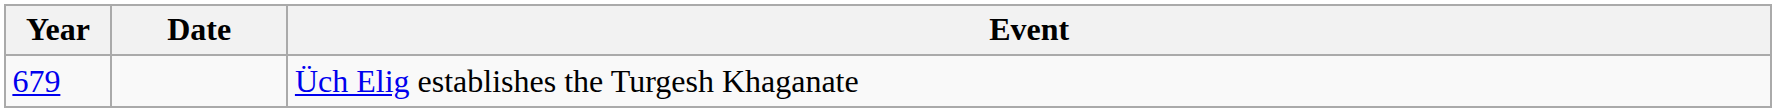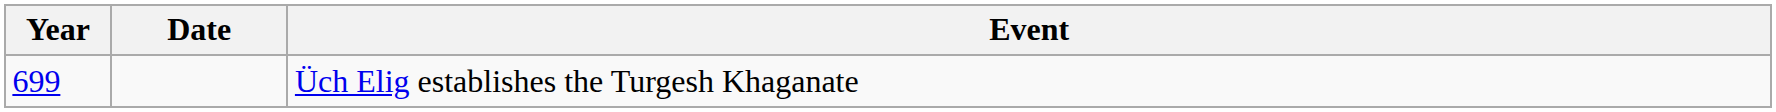(36, 80) 679 -> (36, 80) 699
